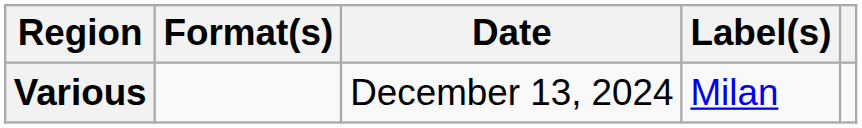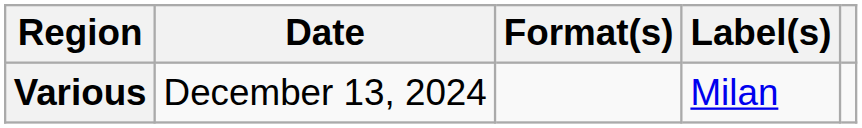columns swapped: (512, 33) <-> (248, 33)
